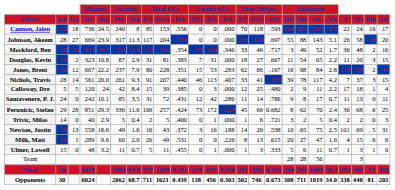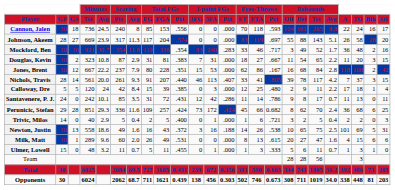(229, 50) .346 -> (229, 50) .283
(229, 70) .283 -> (229, 70) .000
(229, 140) .226 -> (229, 140) .000
